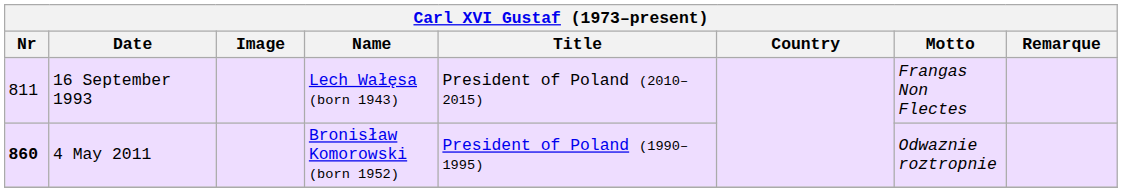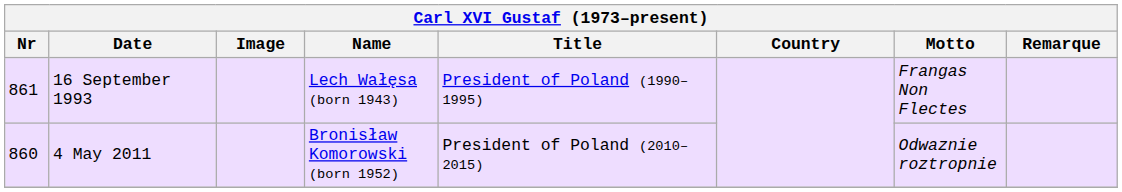(23, 90) 811 -> (23, 90) 861
(565, 90) President of Poland (2010–2015) -> (565, 90) President of Poland (1990–1995)
(23, 155) bold -> (23, 155) normal
(565, 154) President of Poland (1990–1995) -> (565, 154) President of Poland (2010–2015)
